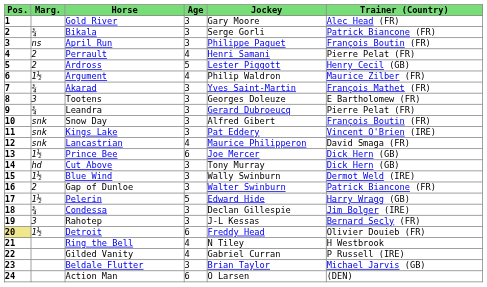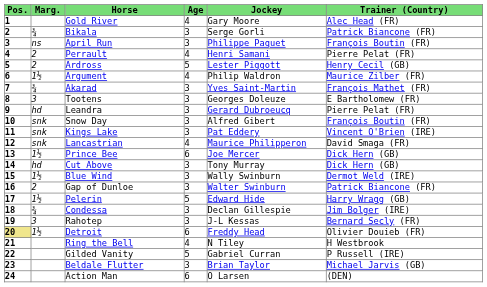(187, 21) 3 -> (187, 21) 4
(34, 110) ¾ -> (37, 110) hd
(187, 254) 4 -> (187, 254) 5
